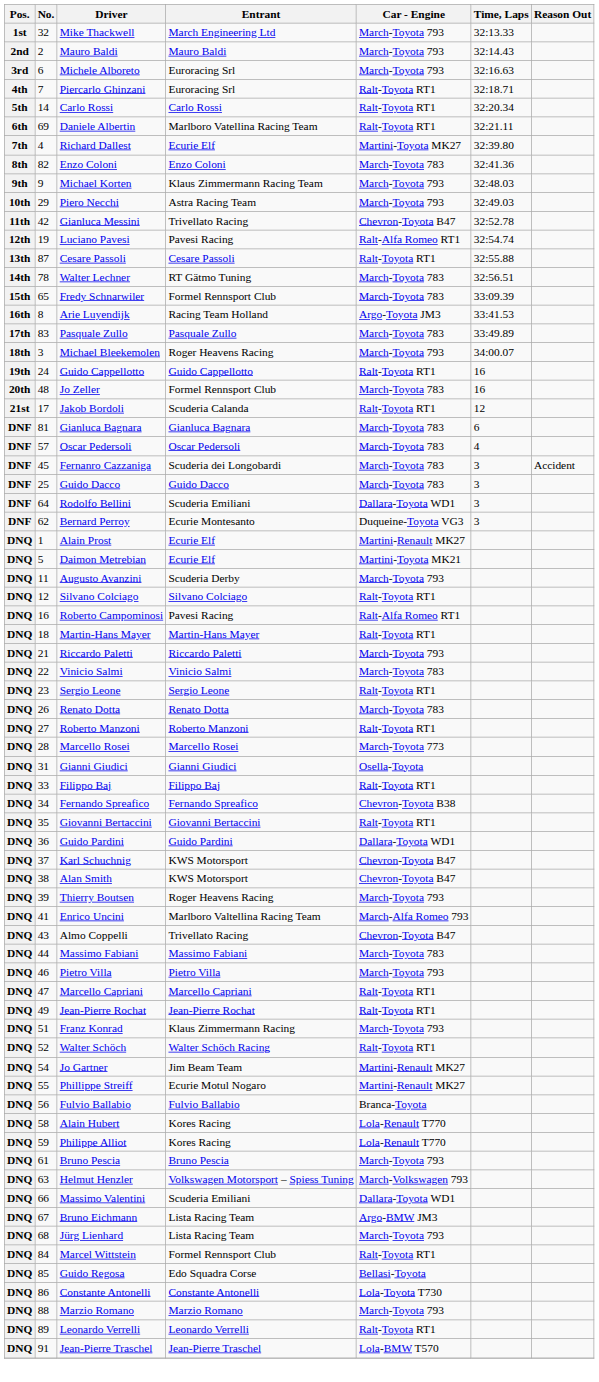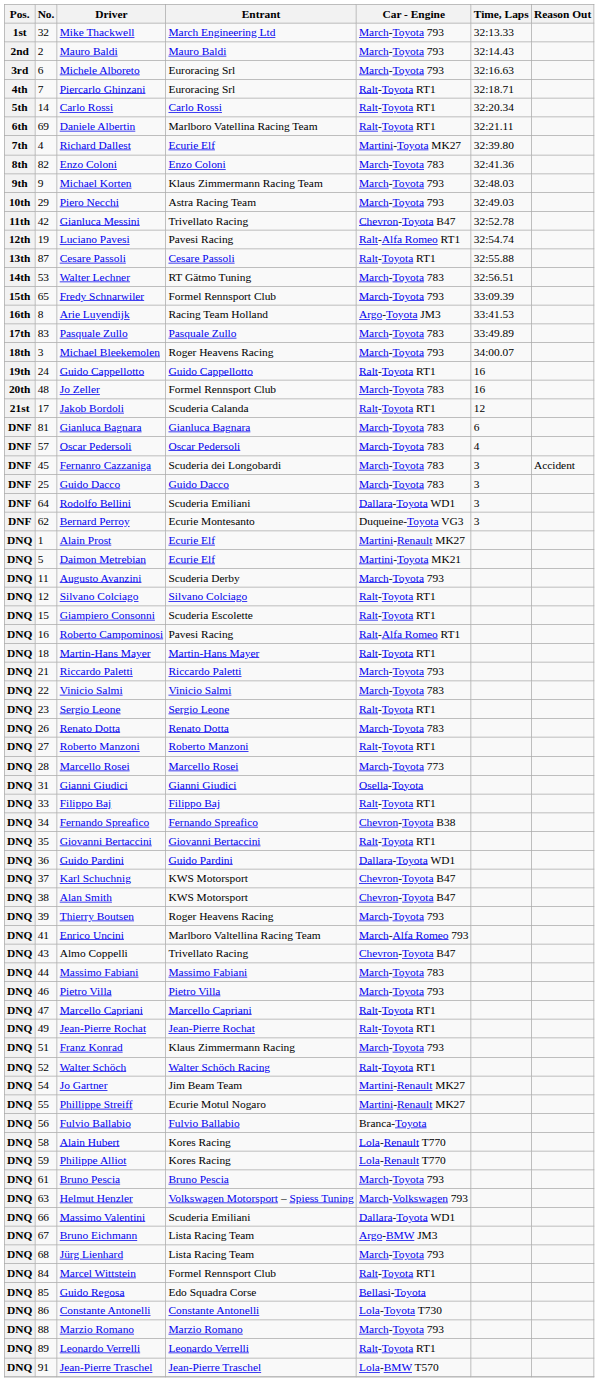(43, 277) 78 -> (43, 277) 53
(401, 296) March-Toyota 783 -> (401, 296) March-Toyota 793
+ row: (107, 615)
